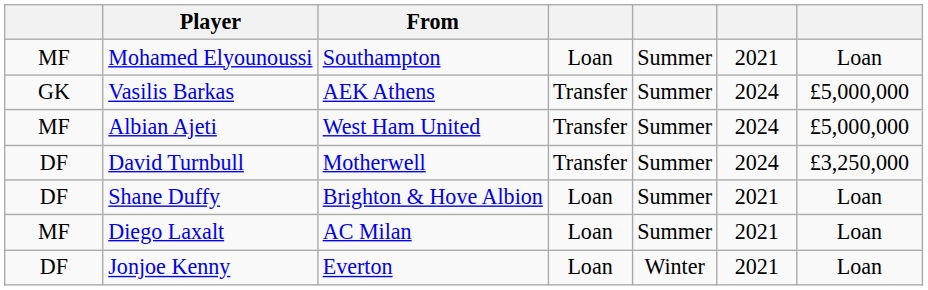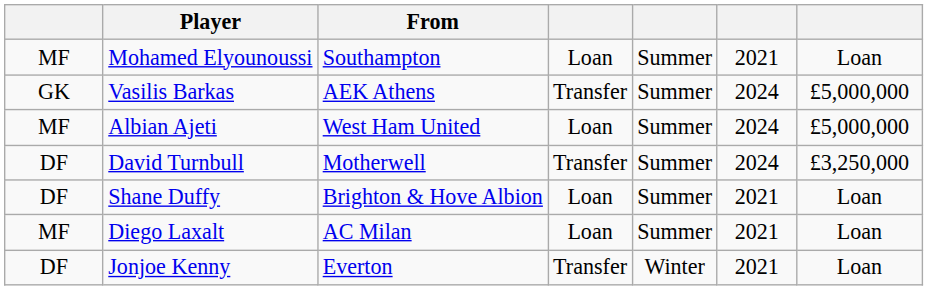(590, 127) Transfer -> (590, 127) Loan
(590, 267) Loan -> (590, 267) Transfer
